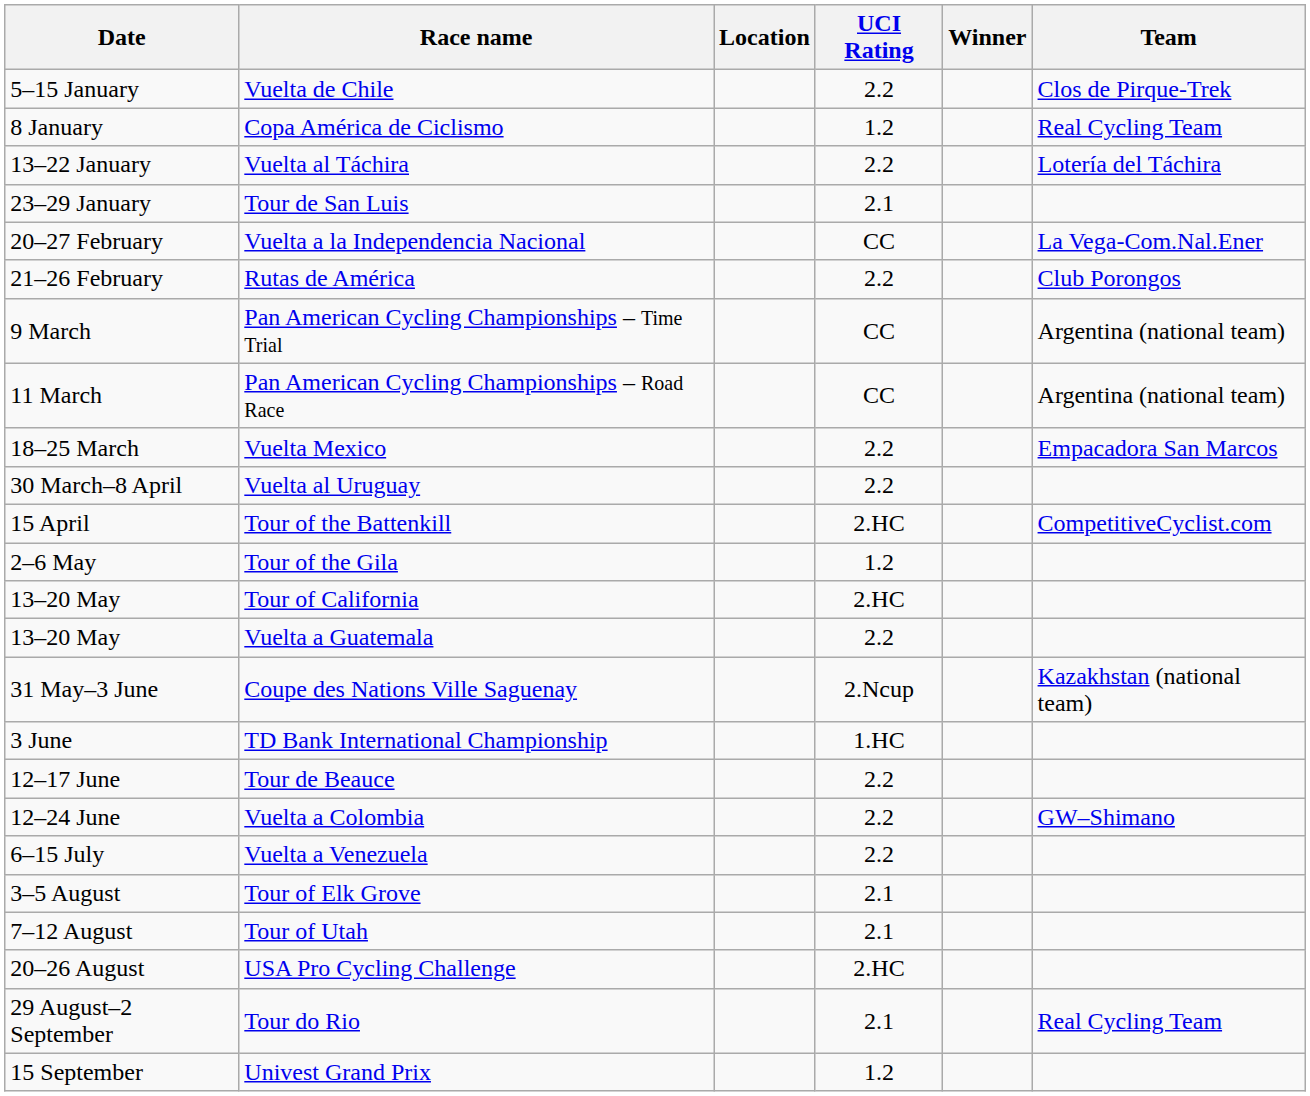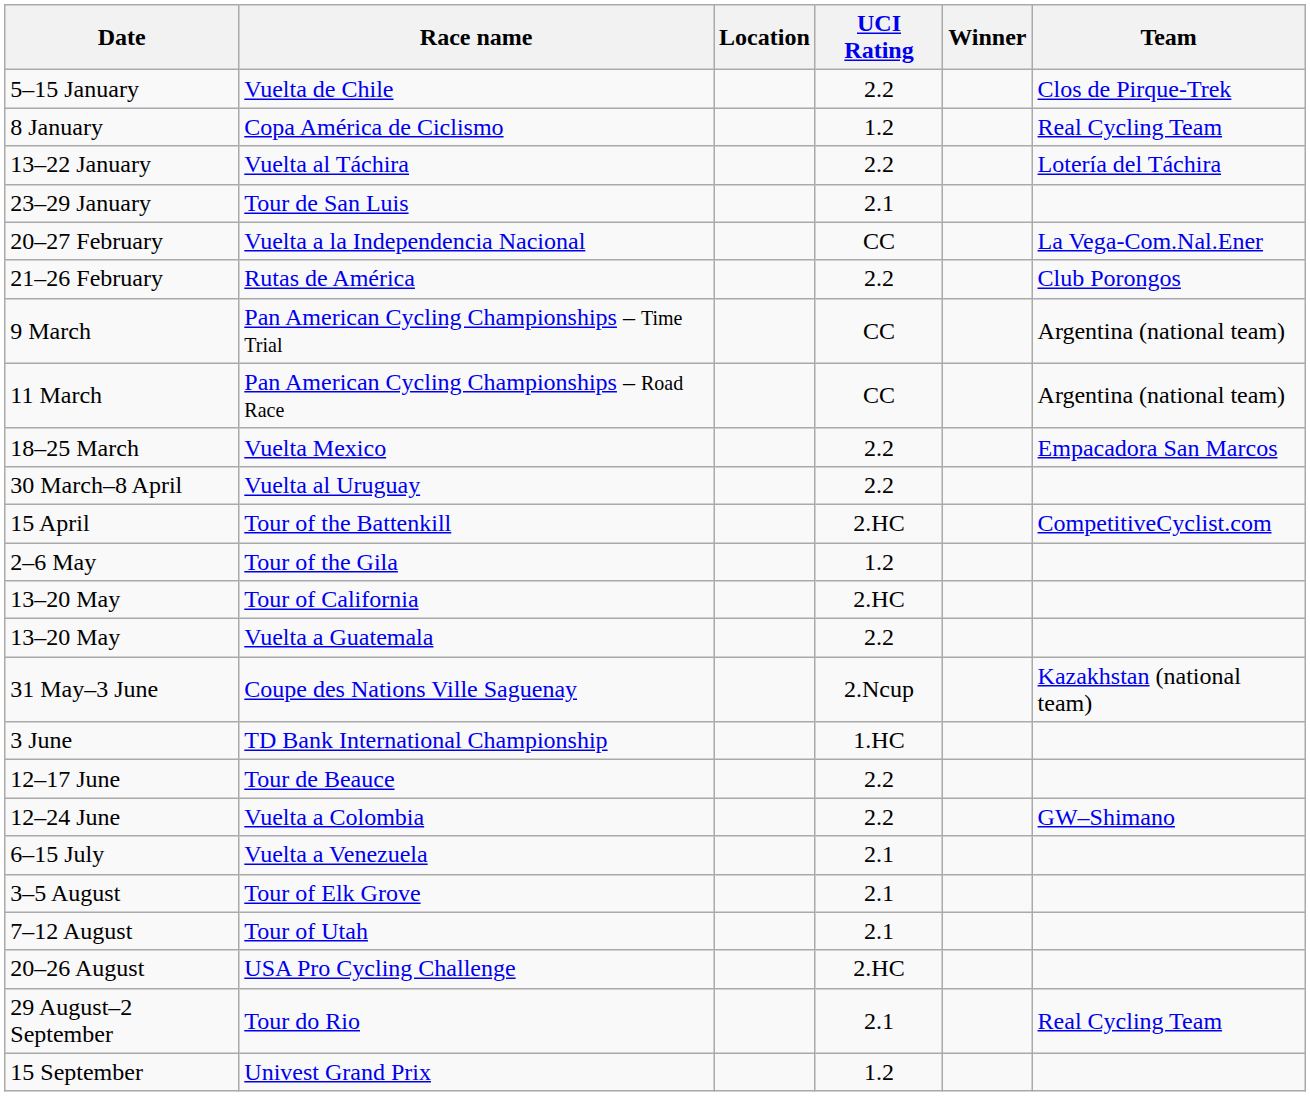(879, 854) 2.2 -> (879, 854) 2.1
